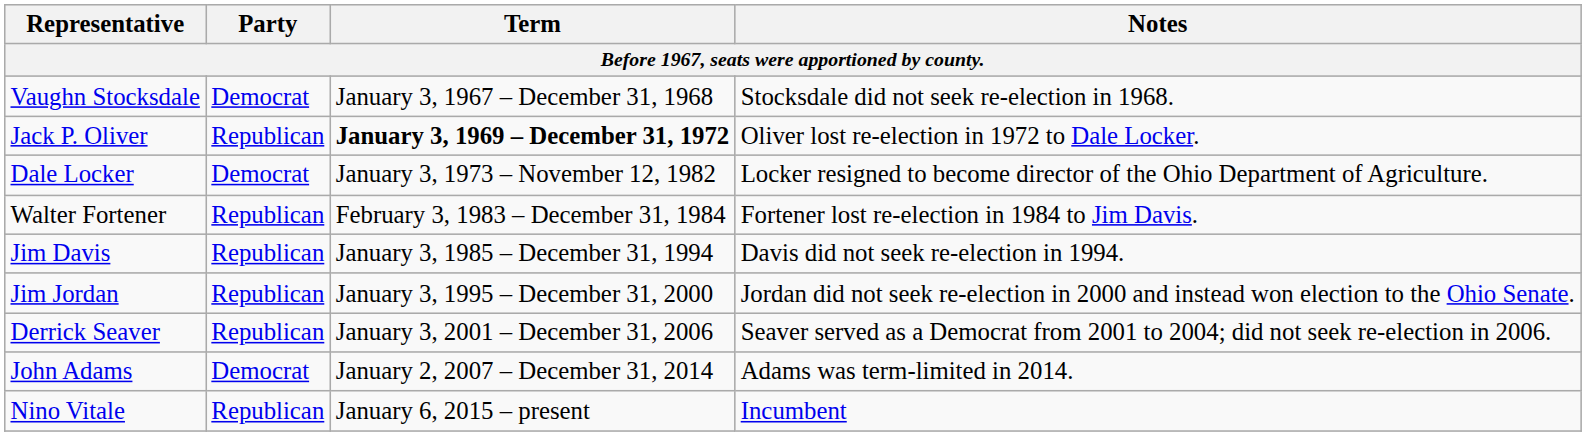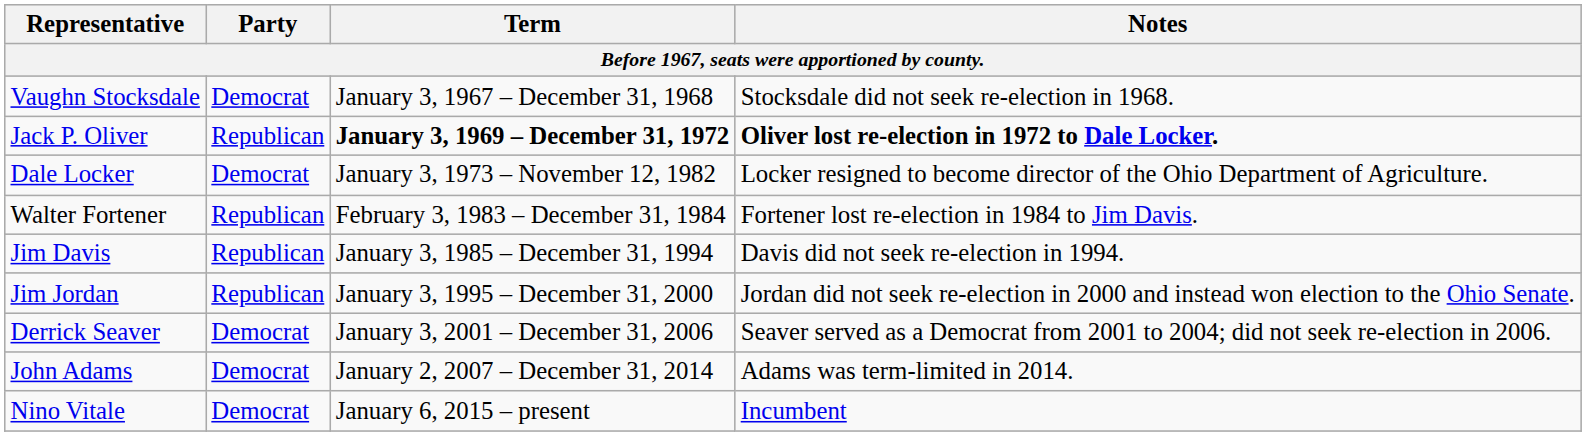(970, 135) normal -> (979, 135) bold
(268, 332) Republican -> (260, 332) Democrat
(268, 410) Republican -> (260, 410) Democrat
